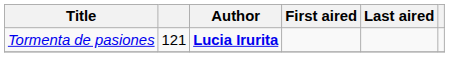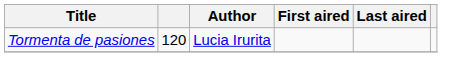(174, 39) 121 -> (174, 39) 120
(236, 39) bold -> (232, 39) normal
